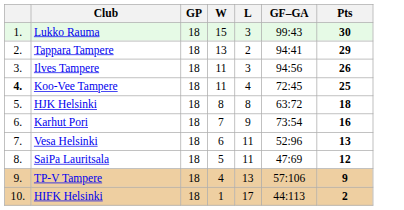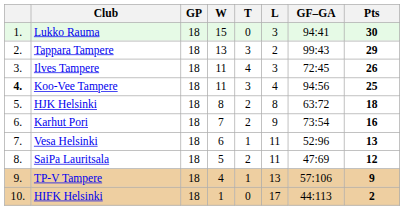+ column: (248, 13)
(289, 31) 99:43 -> (316, 31) 94:41
(289, 50) 94:41 -> (316, 50) 99:43
(289, 68) 94:56 -> (316, 68) 72:45
(289, 86) 72:45 -> (316, 86) 94:56
